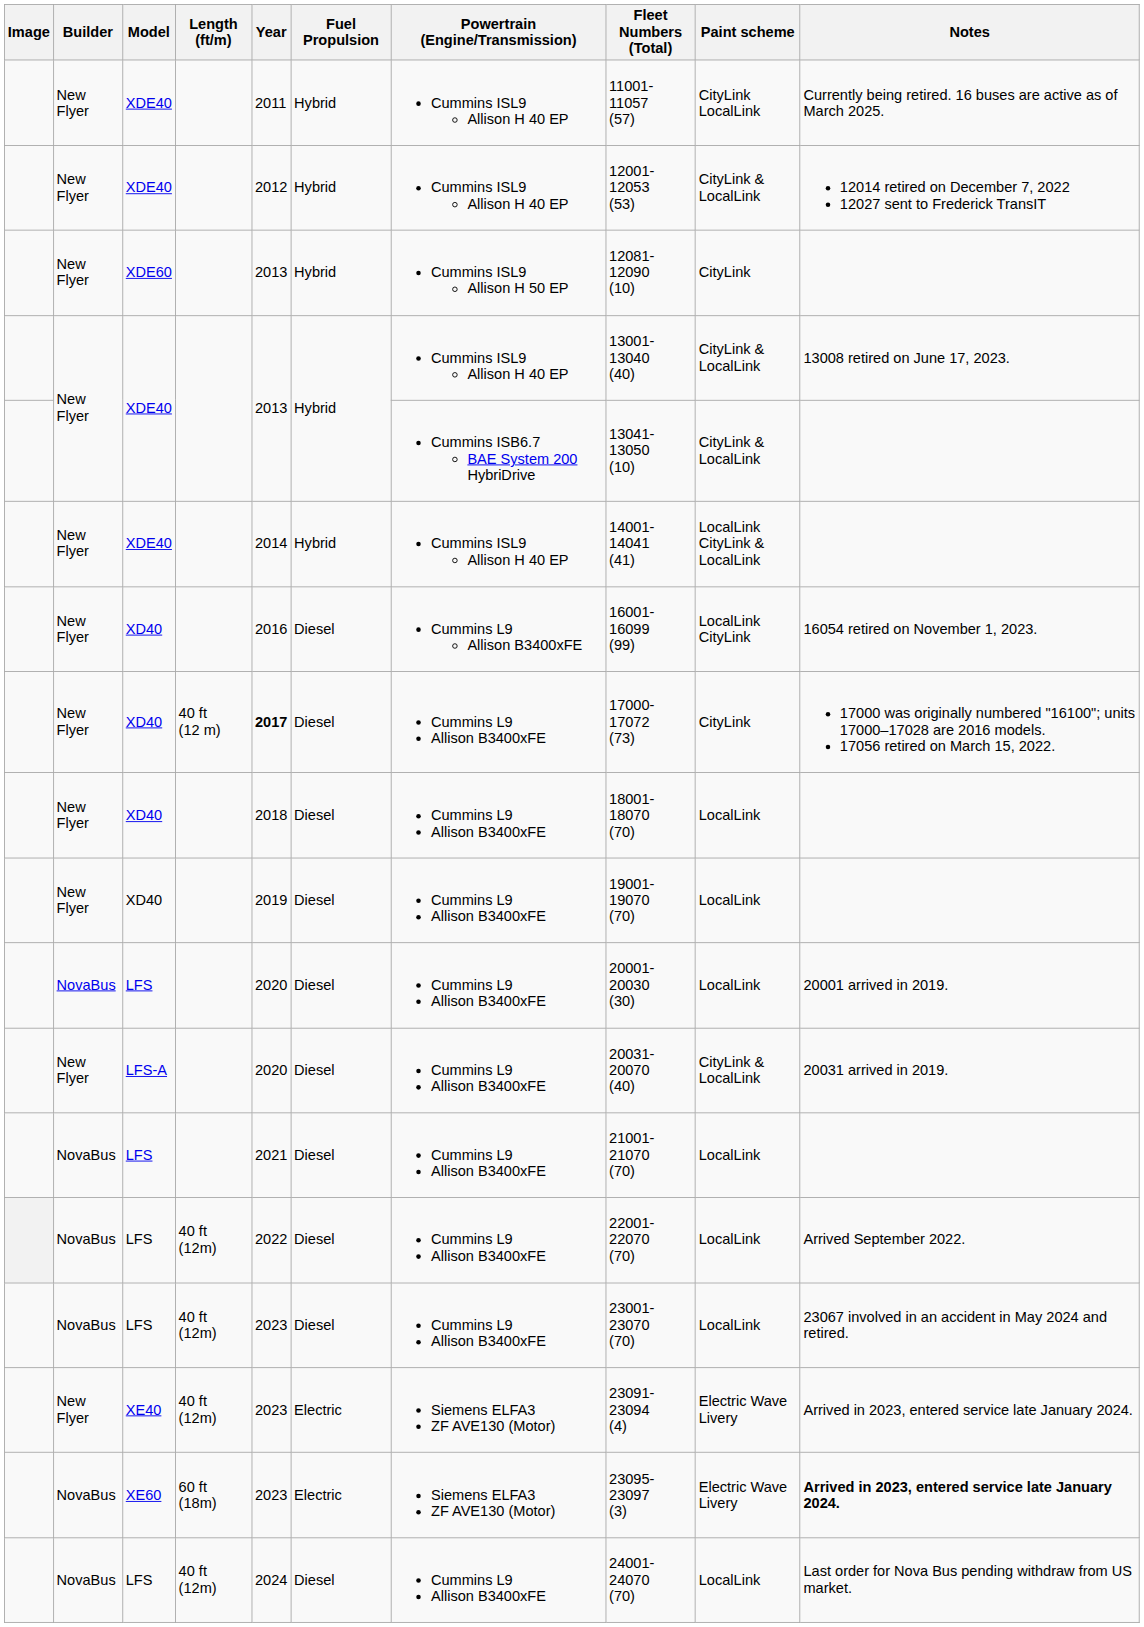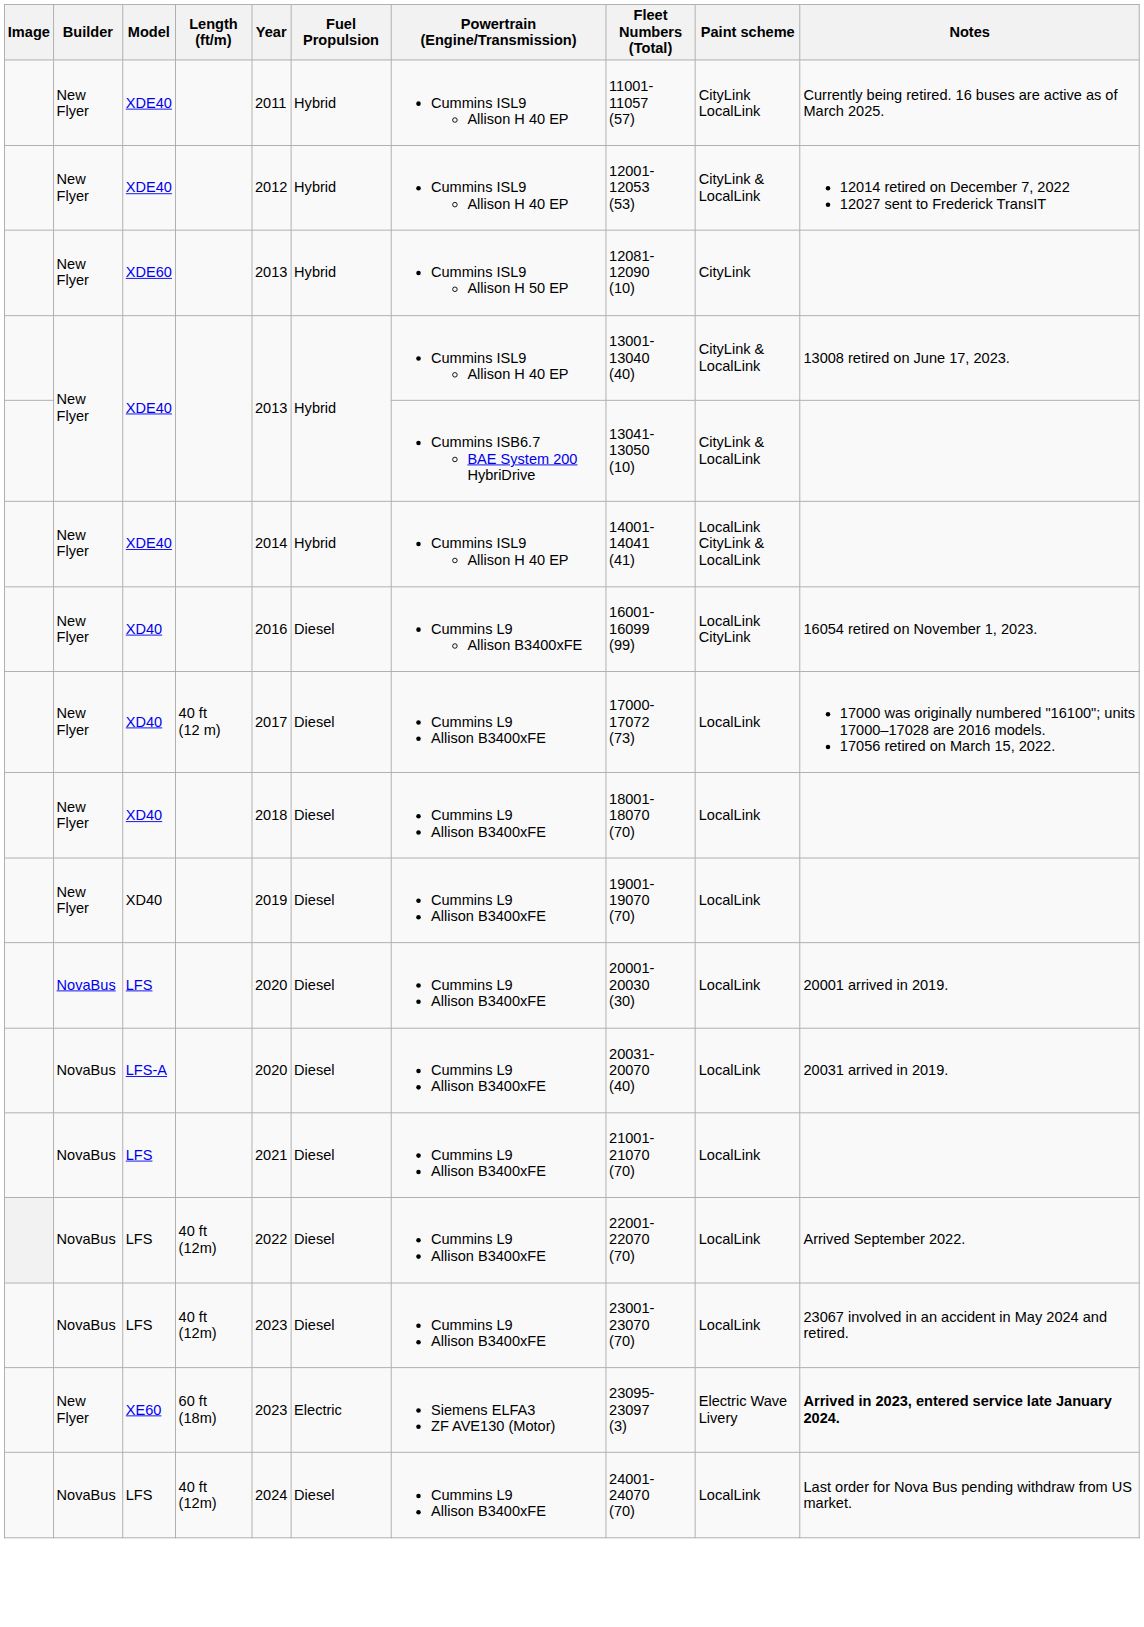(271, 722) bold -> (271, 722) normal
(725, 722) CityLink -> (730, 722) LocalLink
(73, 1070) New Flyer -> (86, 1070) NovaBus
(732, 1070) CityLink & LocalLink -> (730, 1070) LocalLink
- row: (144, 1410)
(86, 1495) NovaBus -> (73, 1410) New Flyer
